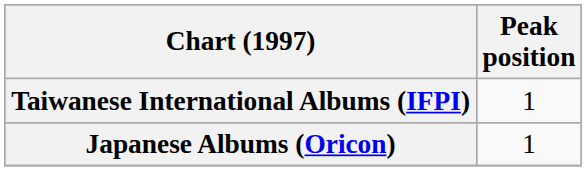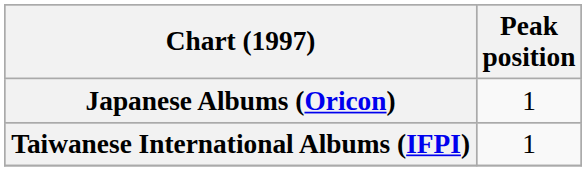rows swapped: (241, 143) <-> (241, 100)
